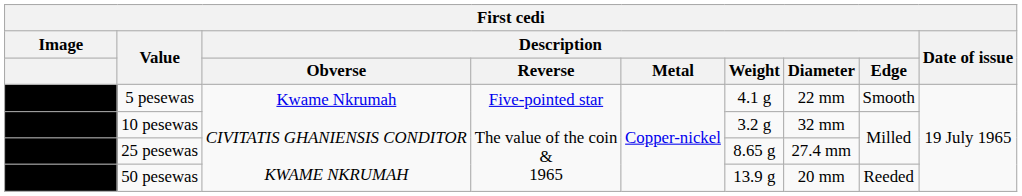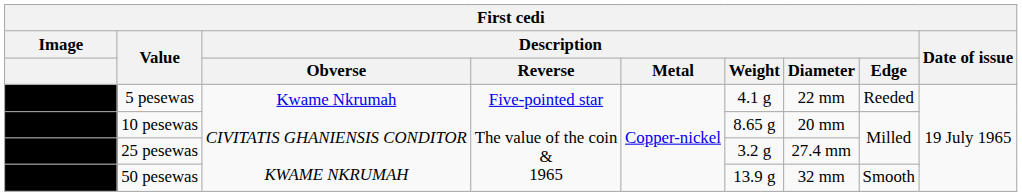(889, 97) Smooth -> (889, 97) Reeded
(754, 124) 3.2 g -> (754, 124) 8.65 g
(821, 124) 32 mm -> (821, 124) 20 mm
(754, 151) 8.65 g -> (754, 151) 3.2 g
(821, 177) 20 mm -> (821, 177) 32 mm
(889, 177) Reeded -> (889, 177) Smooth
